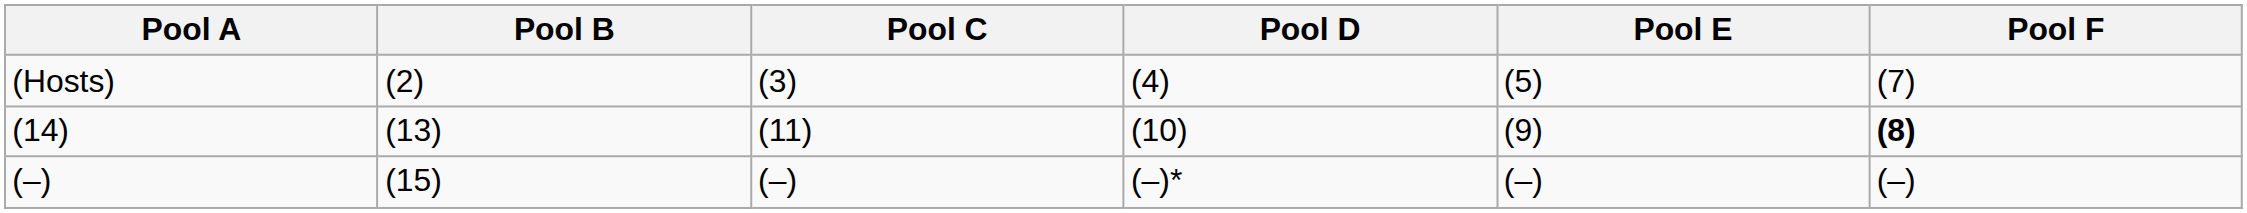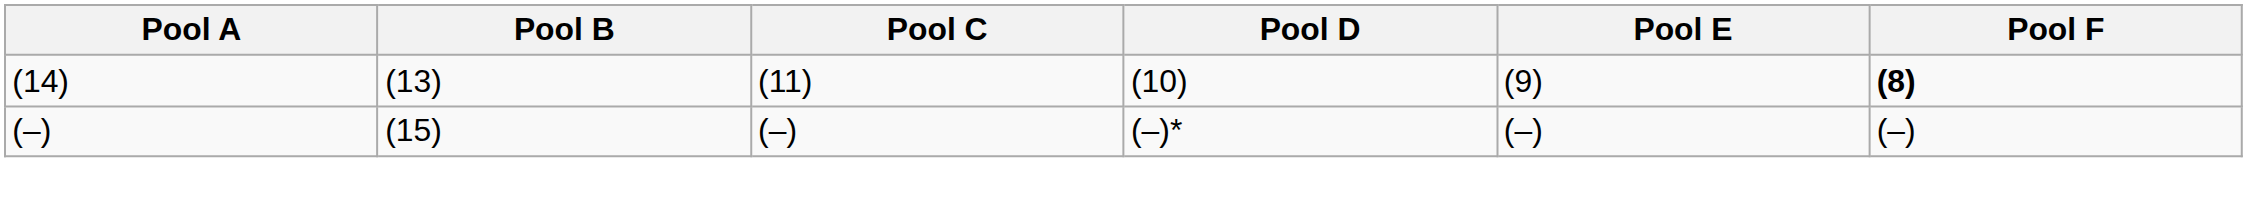- row: (64, 80)
